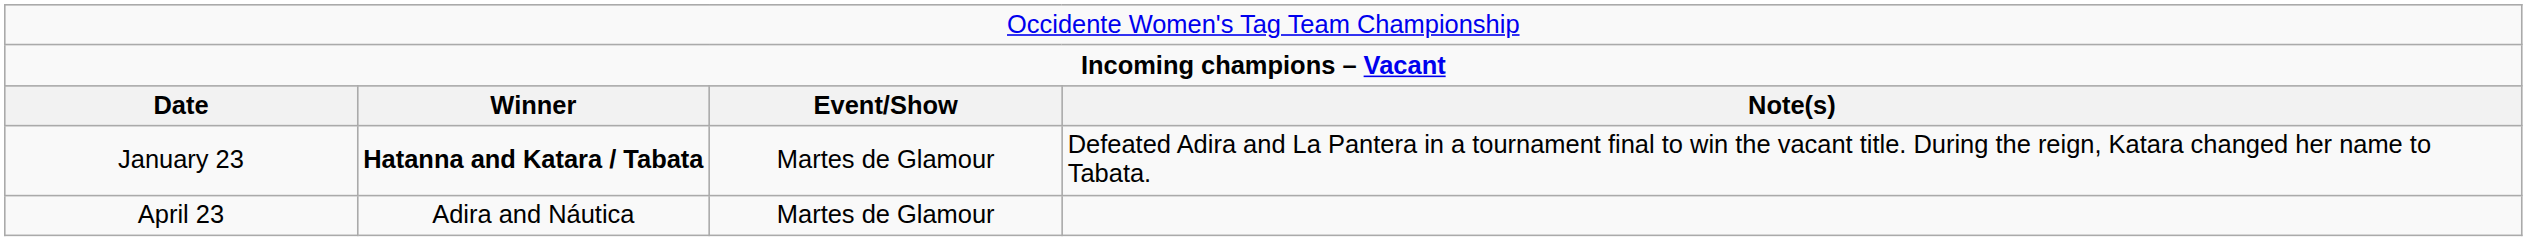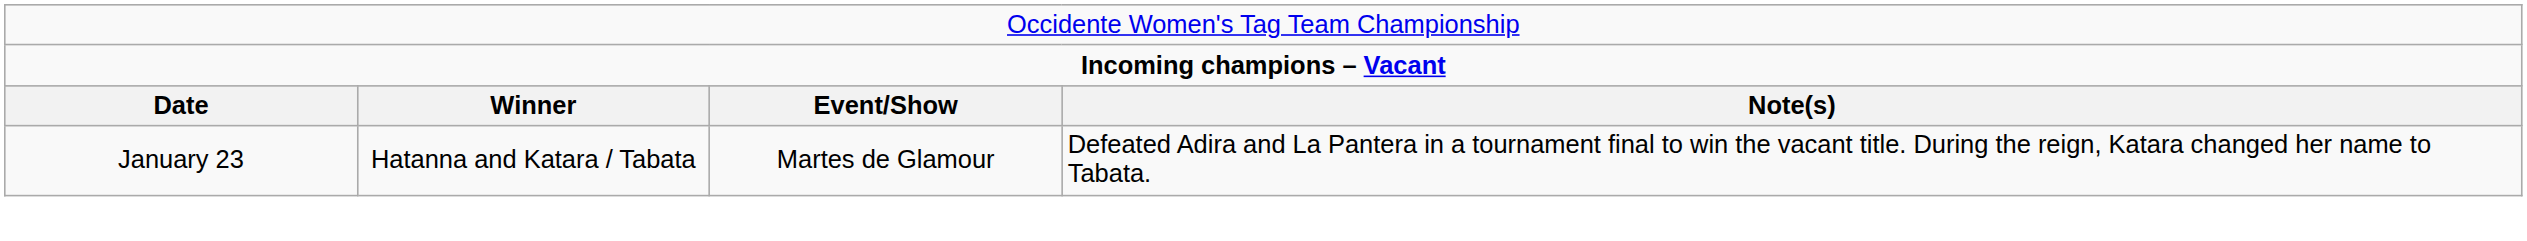(533, 160) bold -> (533, 160) normal
- row: (181, 214)
